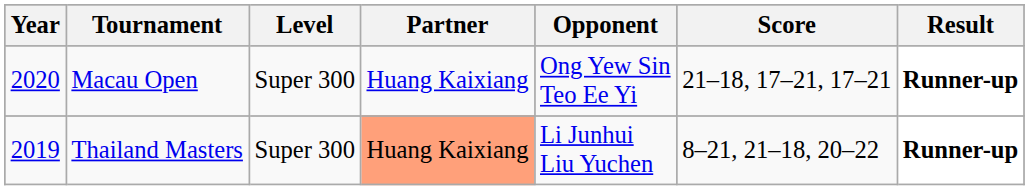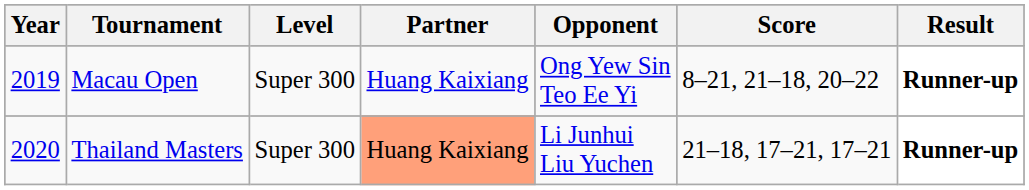(35, 80) 2020 -> (35, 80) 2019
(787, 80) 21–18, 17–21, 17–21 -> (781, 80) 8–21, 21–18, 20–22
(35, 150) 2019 -> (35, 150) 2020
(781, 150) 8–21, 21–18, 20–22 -> (787, 150) 21–18, 17–21, 17–21
